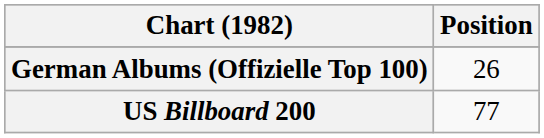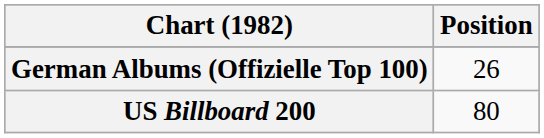(486, 111) 77 -> (486, 111) 80
